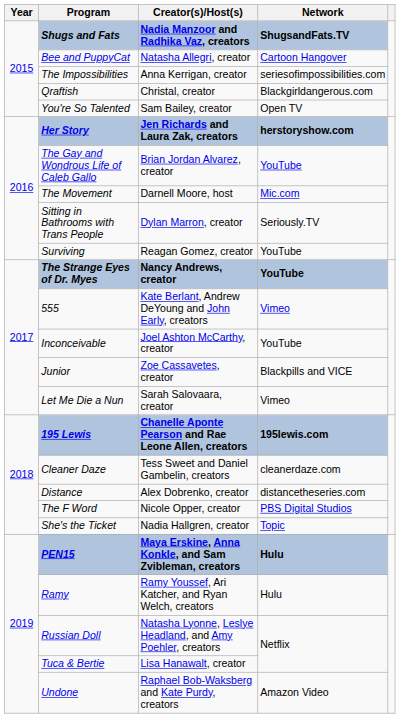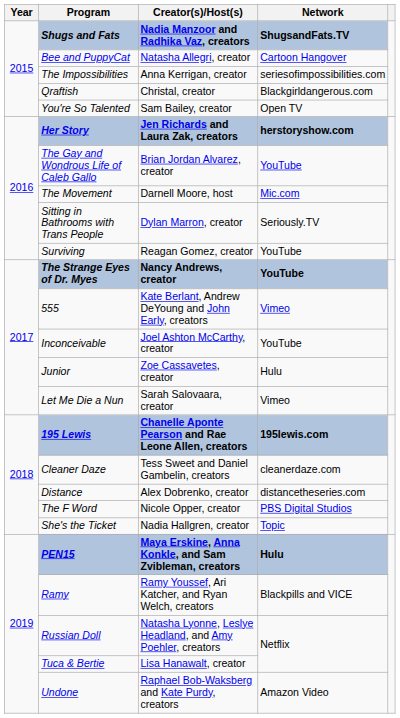(306, 372) Blackpills and VICE -> (271, 372) Hulu
(271, 595) Hulu -> (306, 595) Blackpills and VICE
